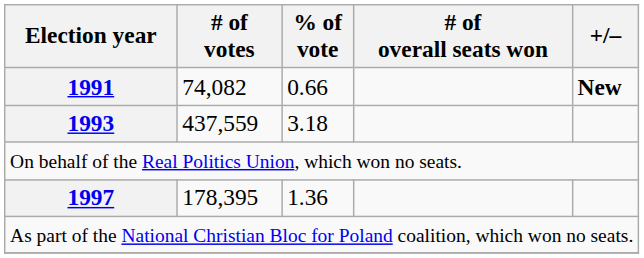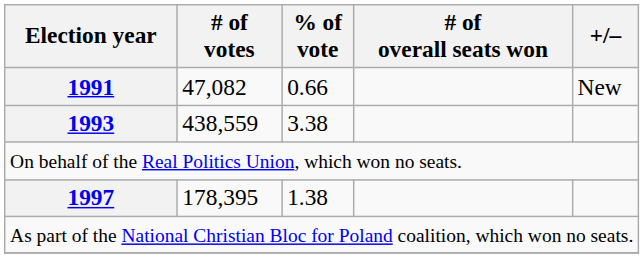(214, 86) 74,082 -> (214, 86) 47,082
(600, 86) bold -> (600, 86) normal
(220, 123) 437,559 -> (220, 123) 438,559
(308, 123) 3.18 -> (308, 123) 3.38
(308, 197) 1.36 -> (308, 197) 1.38
